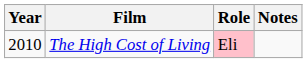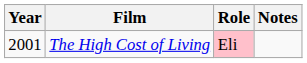(25, 44) 2010 -> (25, 44) 2001
